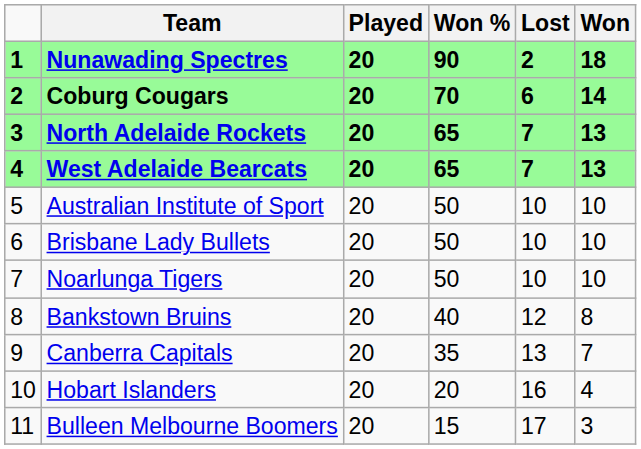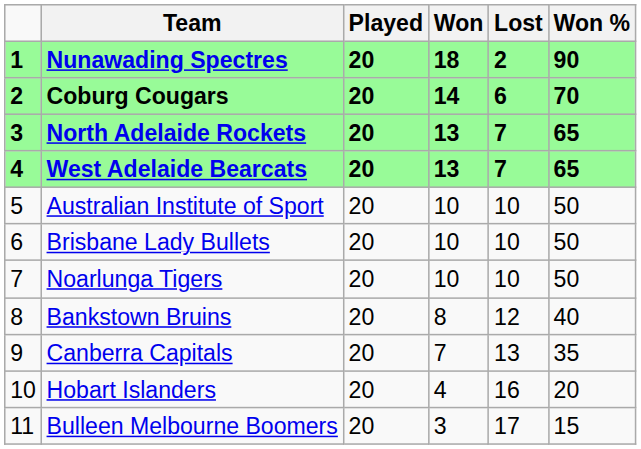columns swapped: (605, 23) <-> (472, 23)
